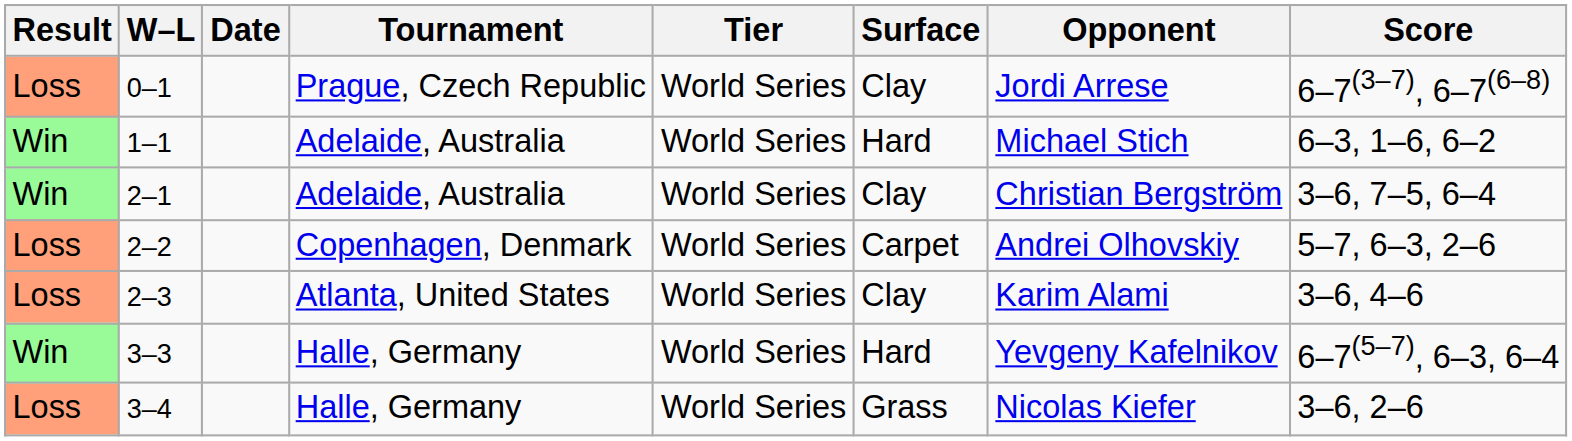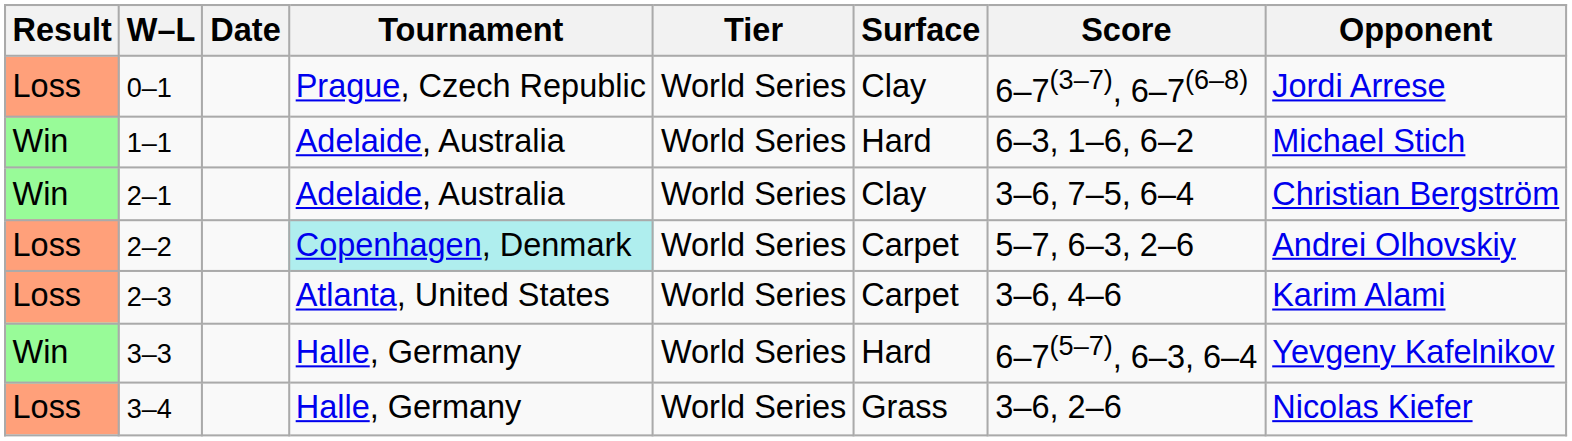columns swapped: (1139, 30) <-> (1428, 30)
(464, 245) no background -> (464, 245) paleturquoise background
(894, 296) Clay -> (910, 296) Carpet
